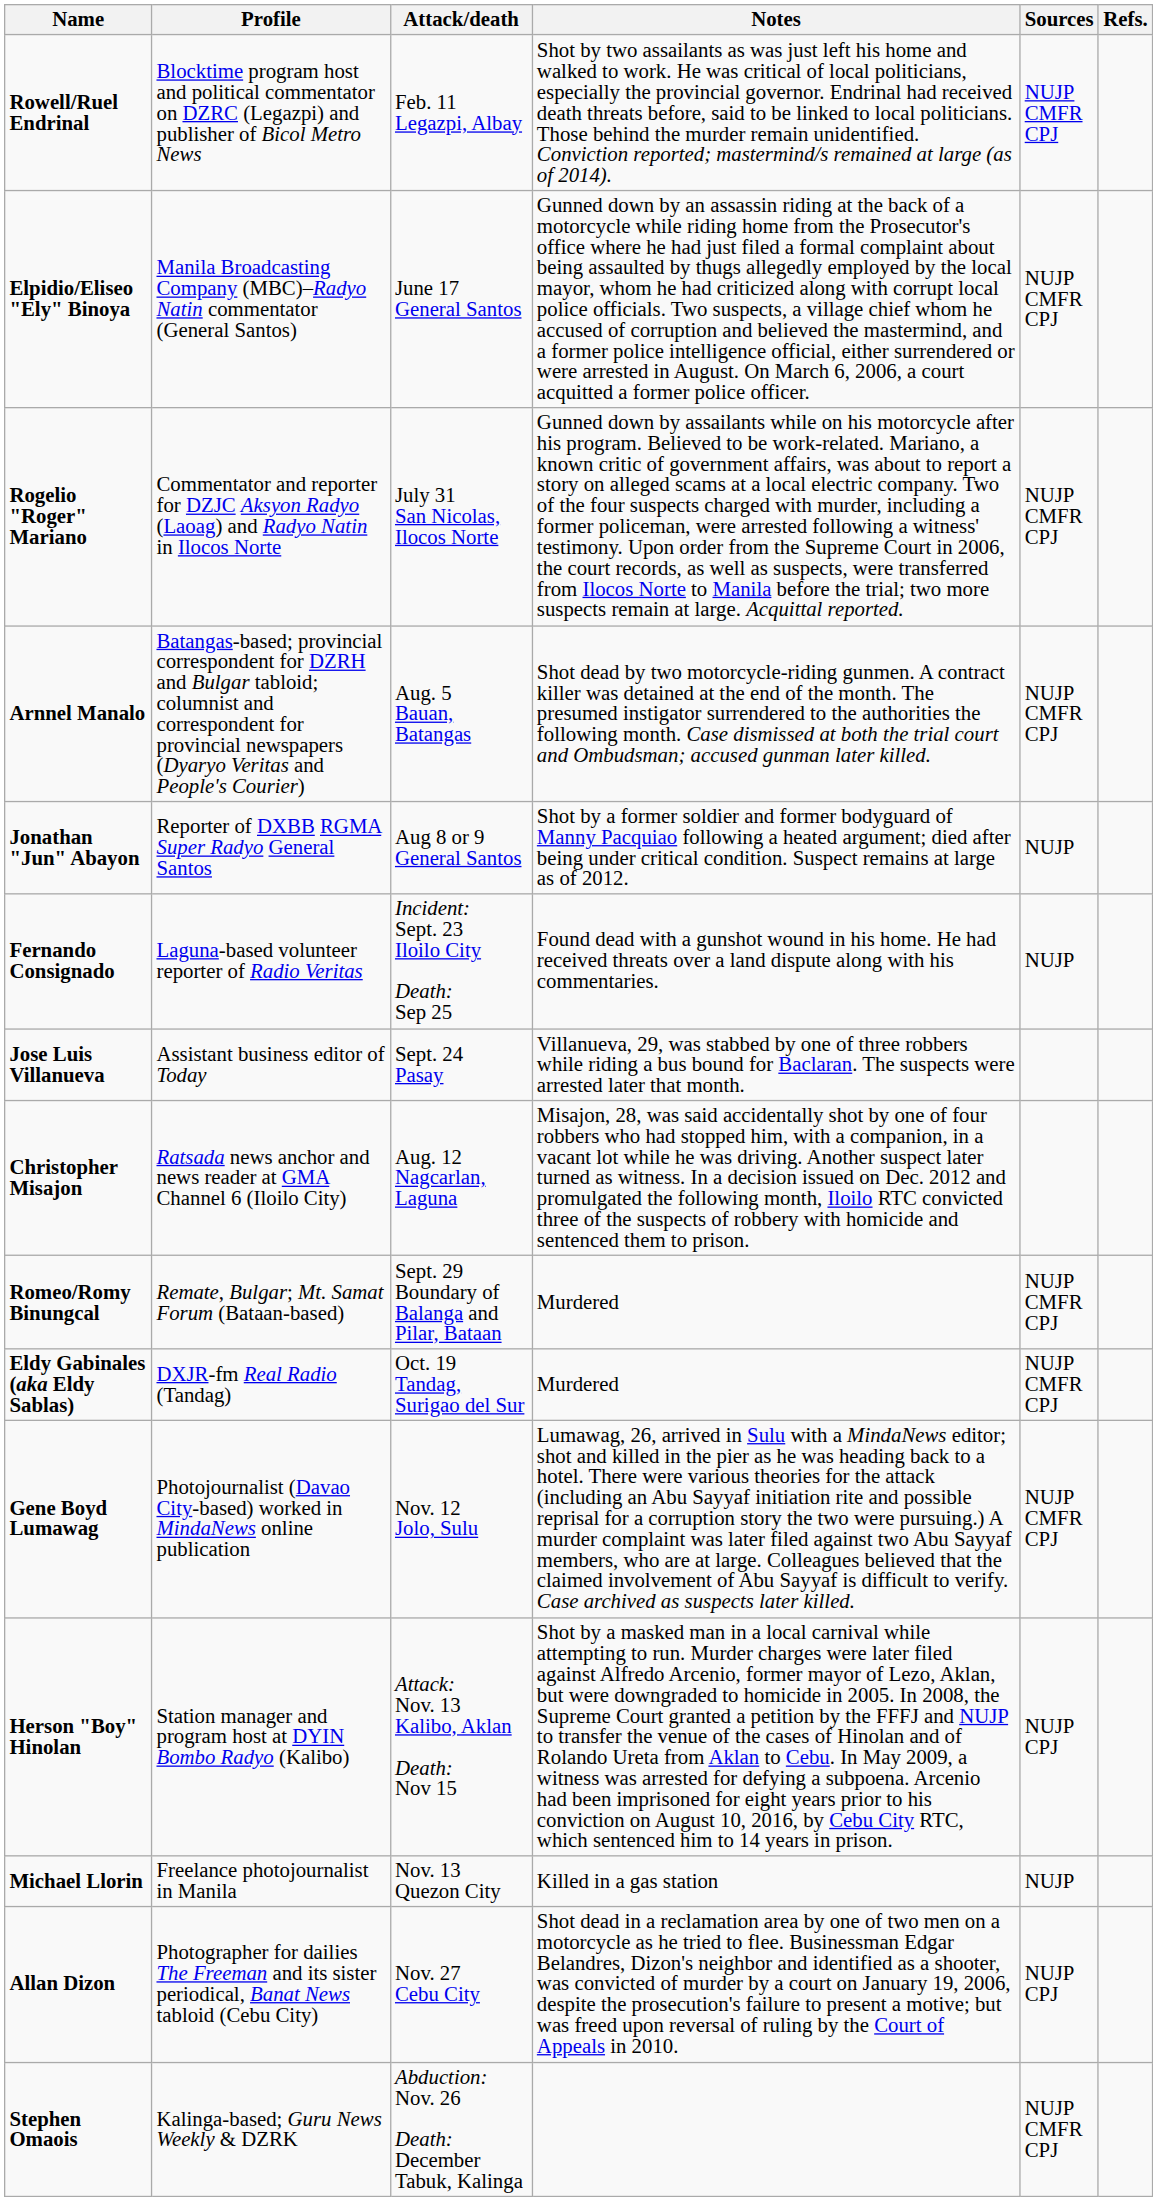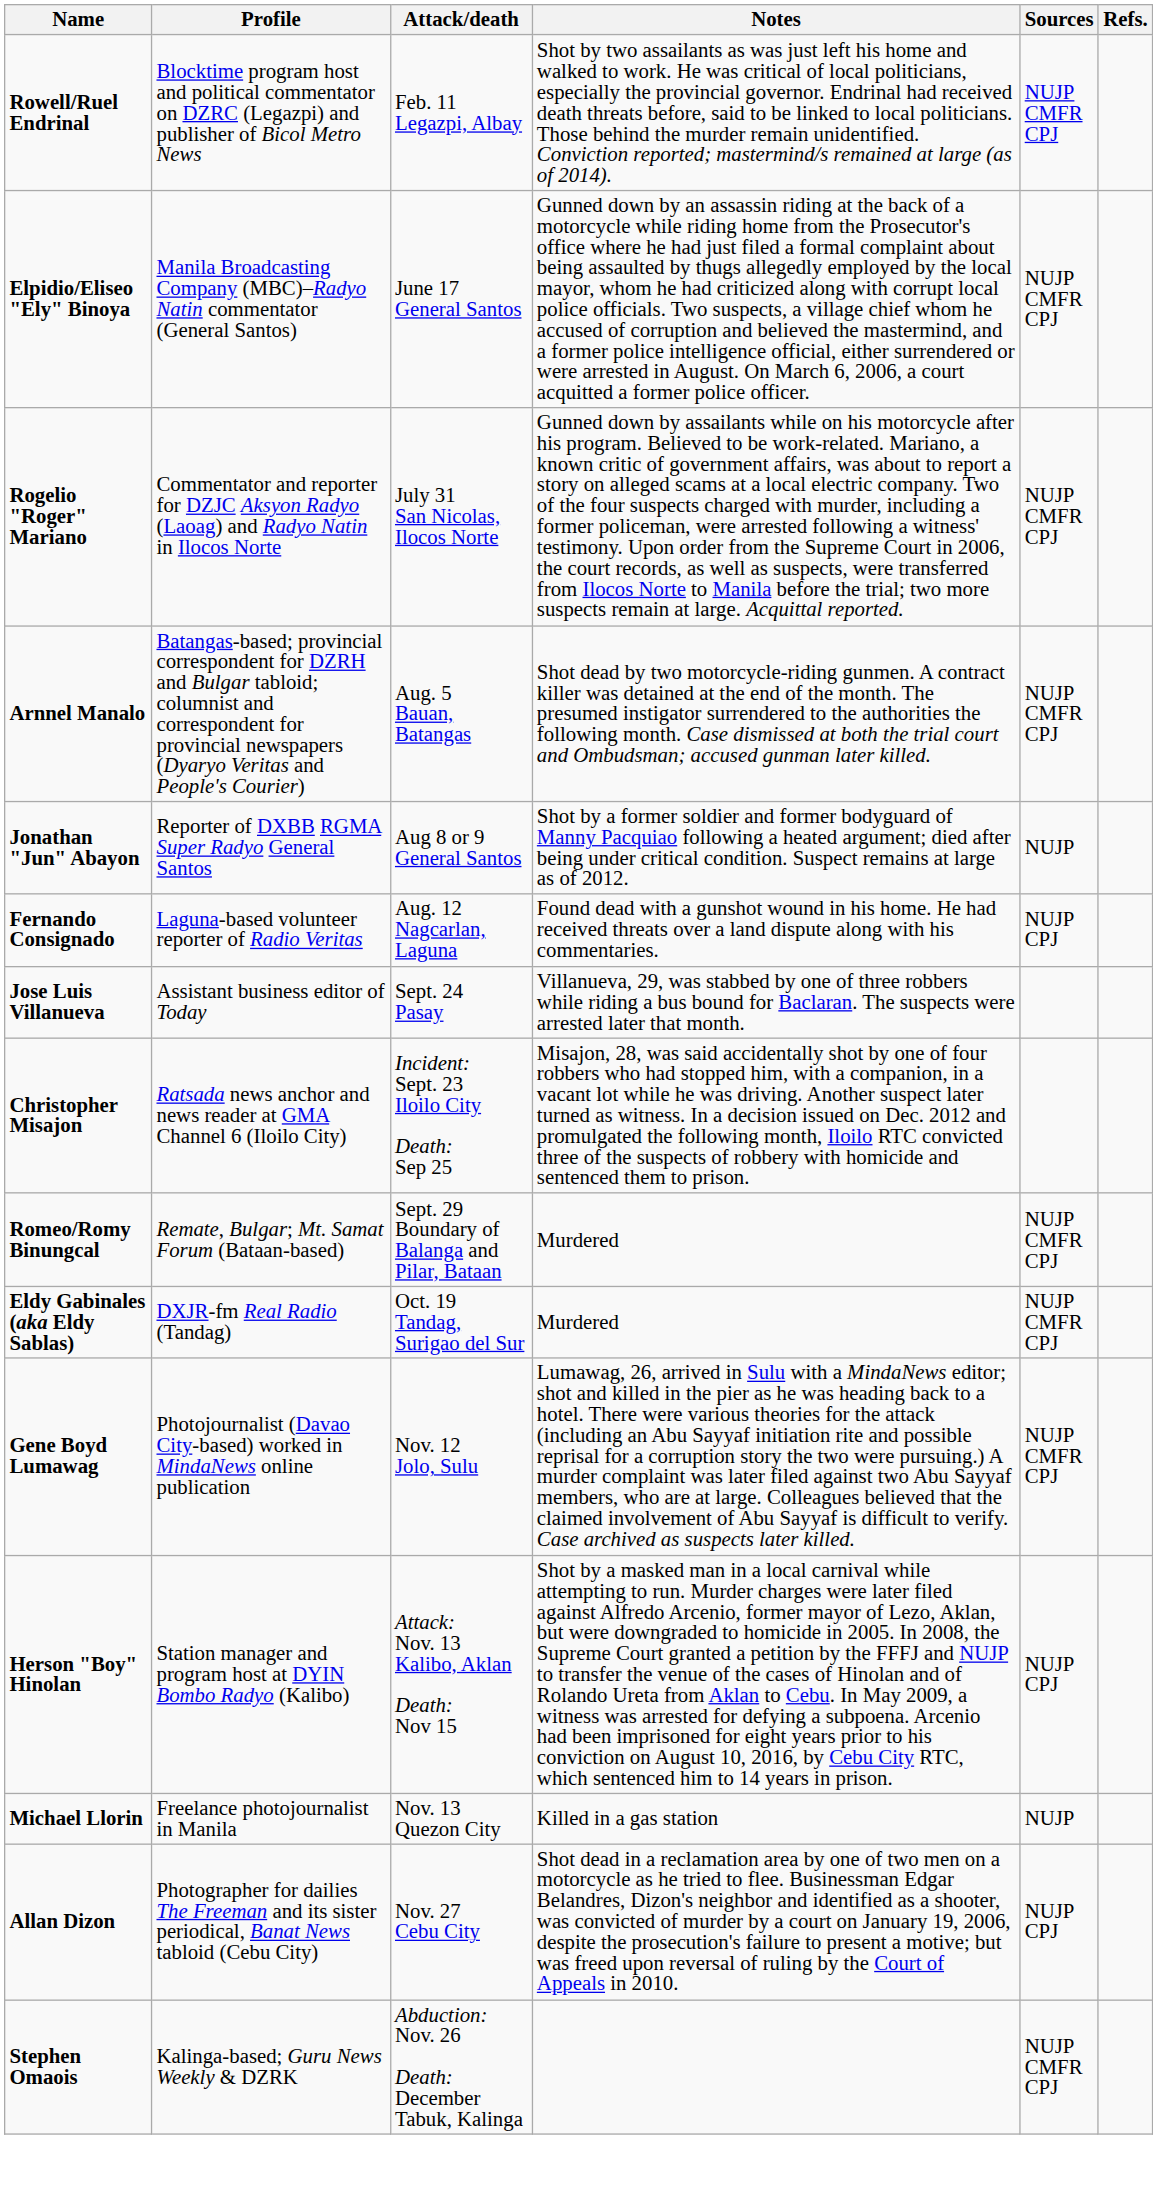(438, 961) Incident: Sept. 23 Iloilo City Death: Sep 25 -> (440, 930) Aug. 12 Nagcarlan, Laguna
(1050, 961) NUJP -> (1050, 930) NUJP CPJ
(440, 1177) Aug. 12 Nagcarlan, Laguna -> (438, 1115) Incident: Sept. 23 Iloilo City Death: Sep 25
